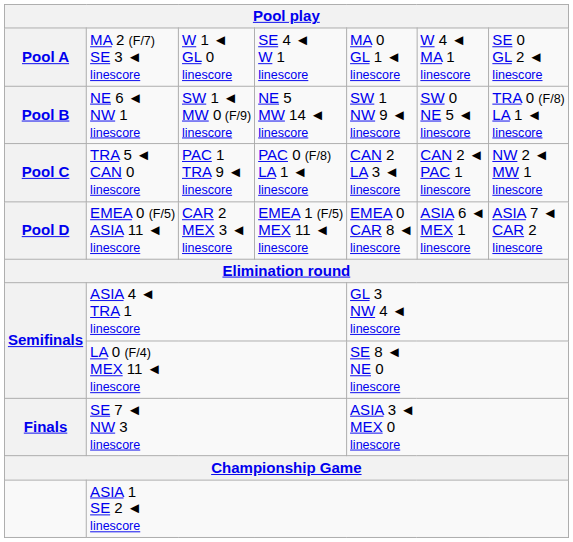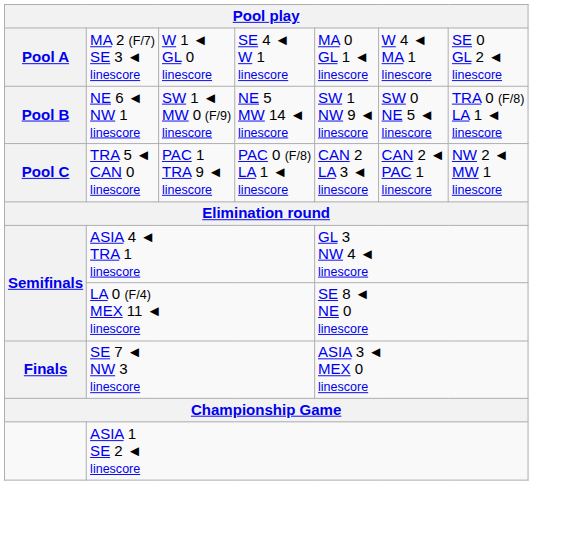- row: (133, 230)
